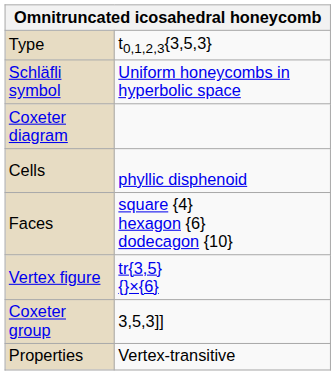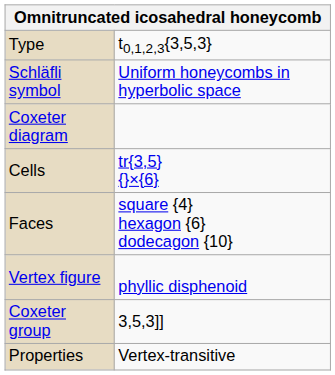(183, 179) phyllic disphenoid -> (140, 170) tr{3,5} {}×{6}
(140, 277) tr{3,5} {}×{6} -> (183, 286) phyllic disphenoid
